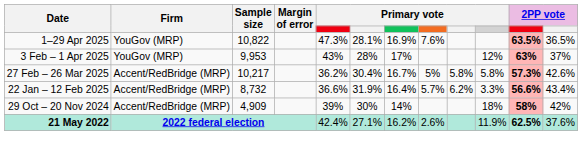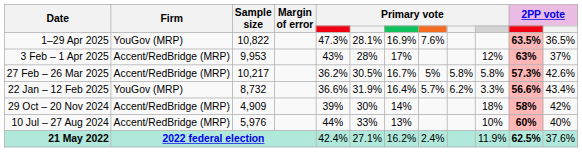(148, 57) YouGov (MRP) -> (172, 57) Accent/RedBridge (MRP)
(367, 74) 30.4% -> (367, 74) 30.5%
(172, 90) Accent/RedBridge (MRP) -> (148, 90) YouGov (MRP)
+ row: (60, 123)
(433, 123) 2.6% -> (433, 139) 2.4%
